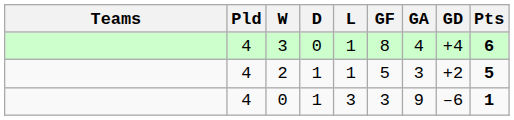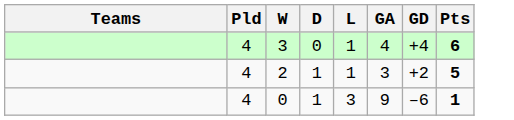- column: (385, 18)
